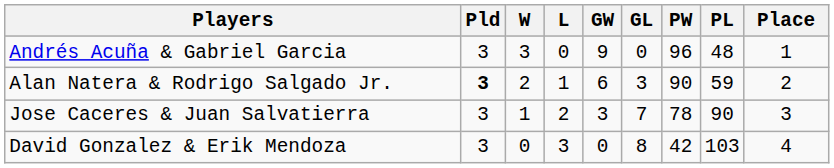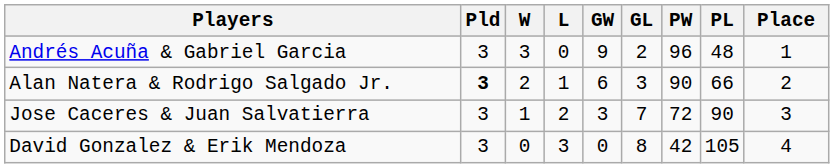(642, 52) 0 -> (642, 52) 2
(722, 84) 59 -> (722, 84) 66
(681, 115) 78 -> (681, 115) 72
(722, 147) 103 -> (722, 147) 105
